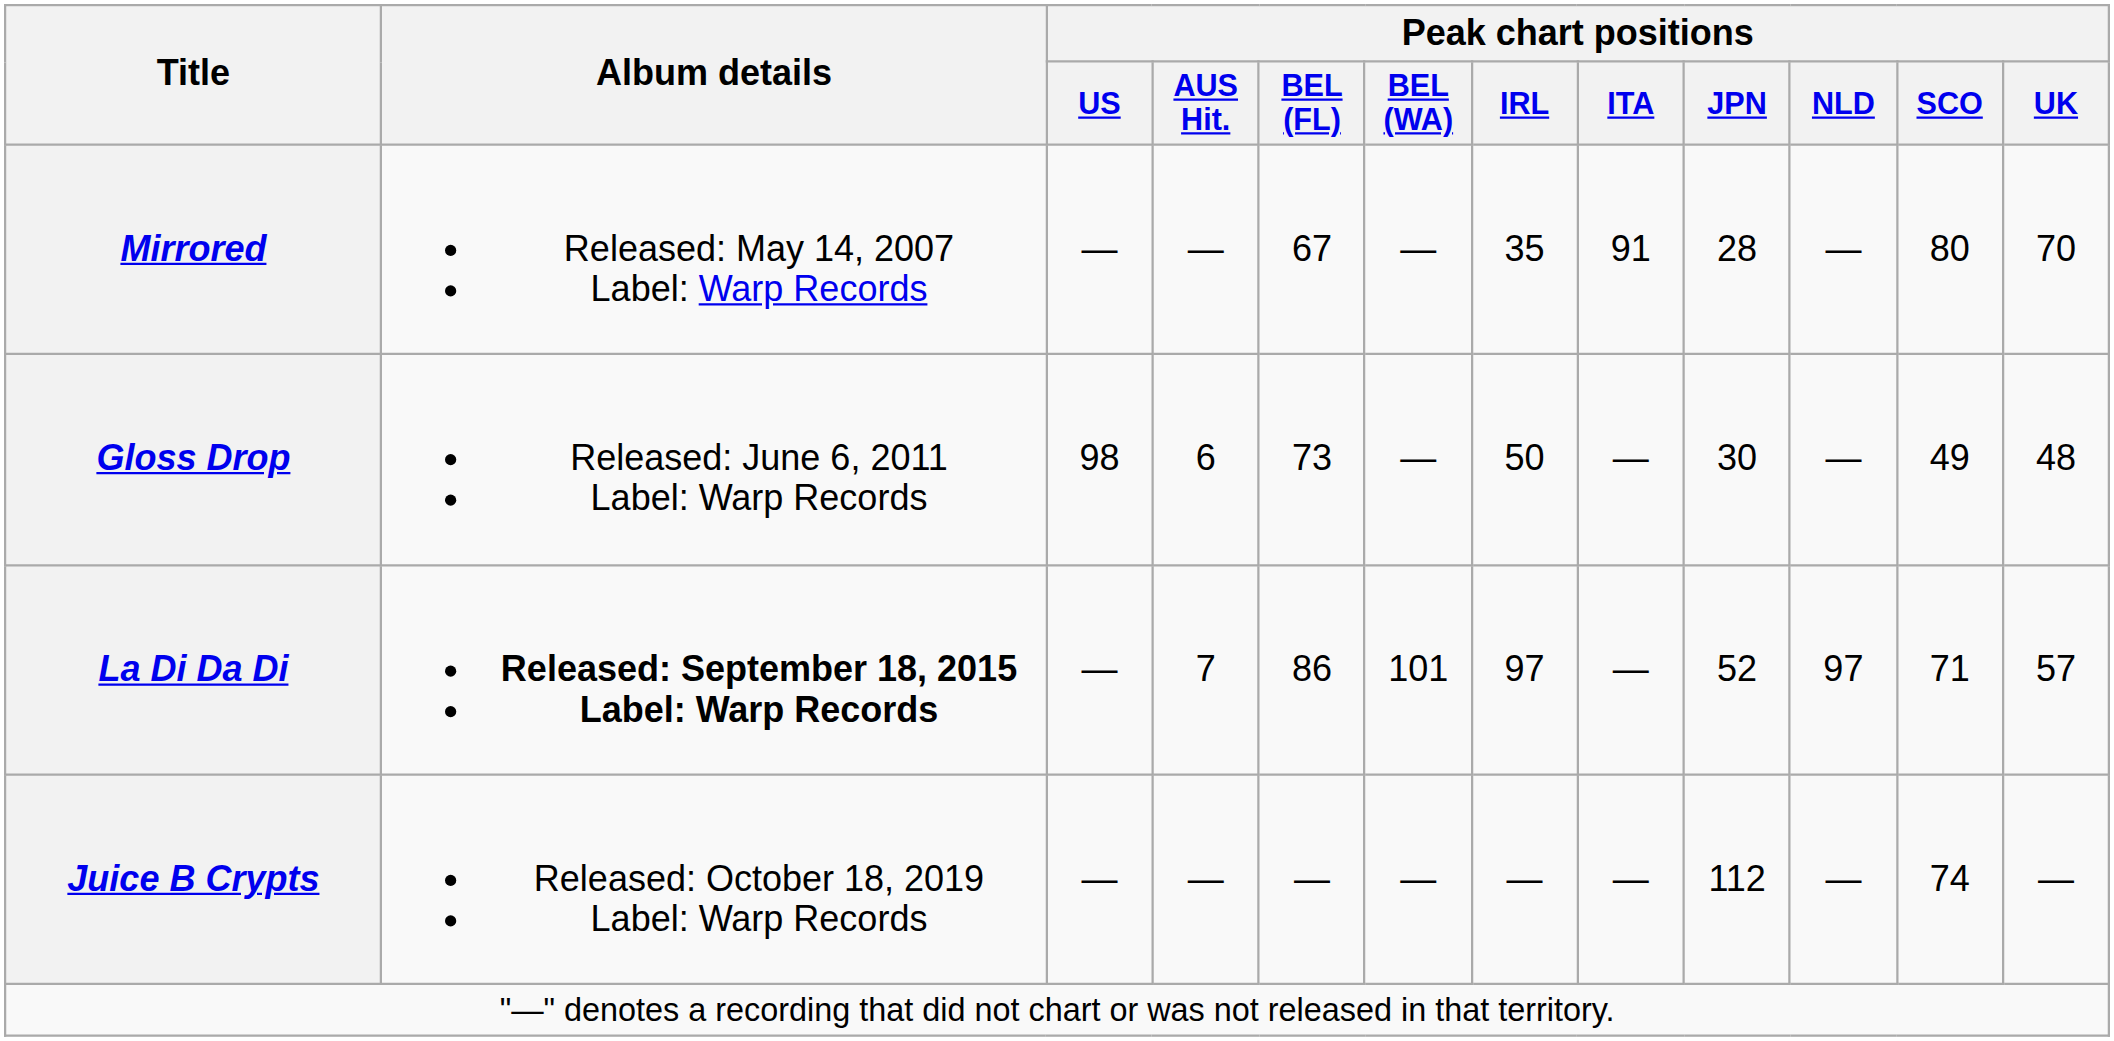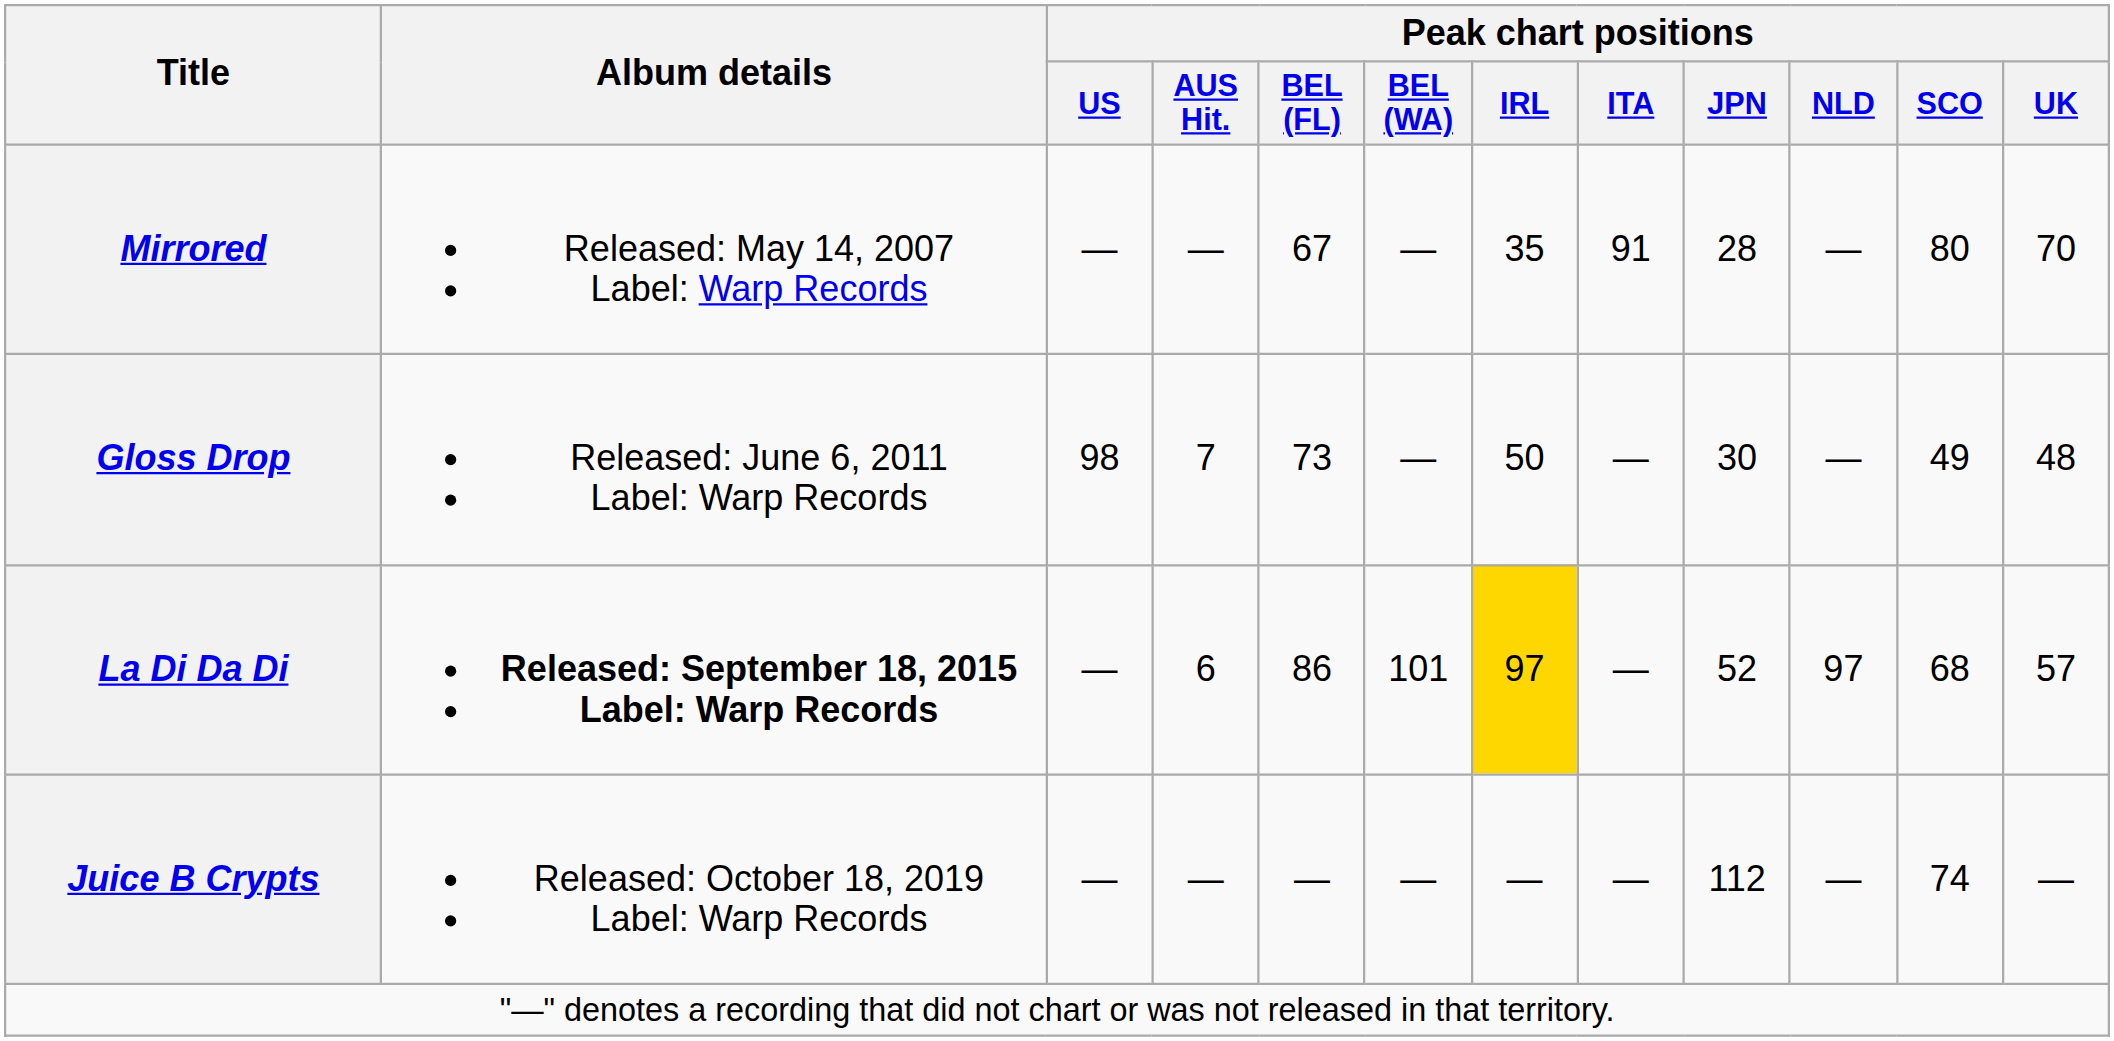(1206, 458) 6 -> (1206, 458) 7
(1206, 668) 7 -> (1206, 668) 6
(1525, 668) no background -> (1525, 668) gold background
(1950, 668) 71 -> (1950, 668) 68
